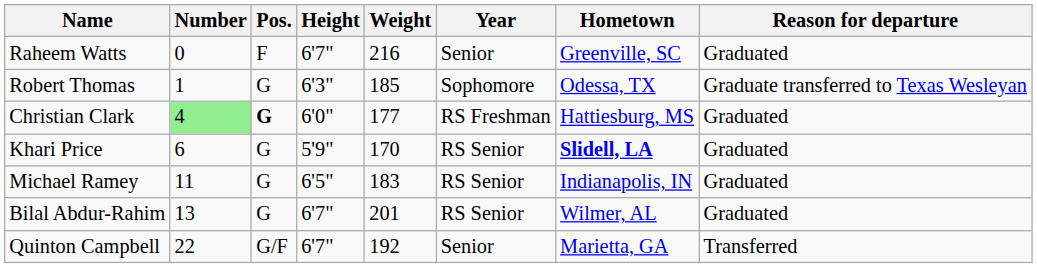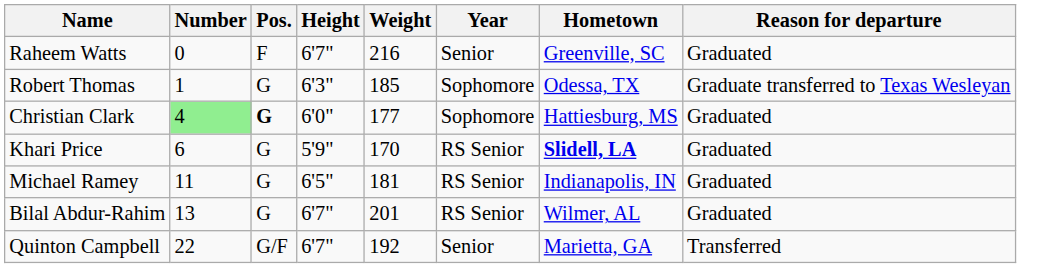(496, 117) RS Freshman -> (488, 117) Sophomore
(384, 181) 183 -> (384, 181) 181
